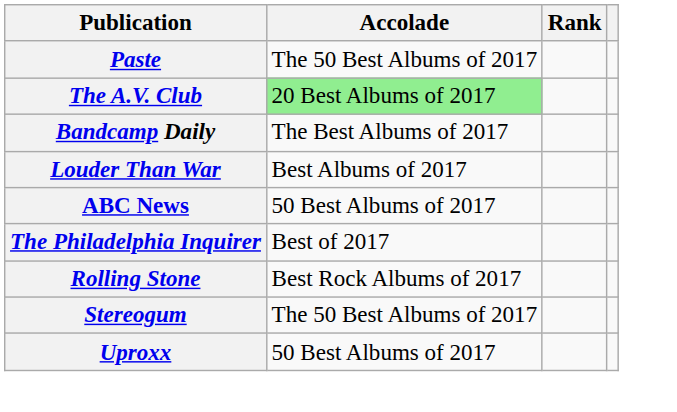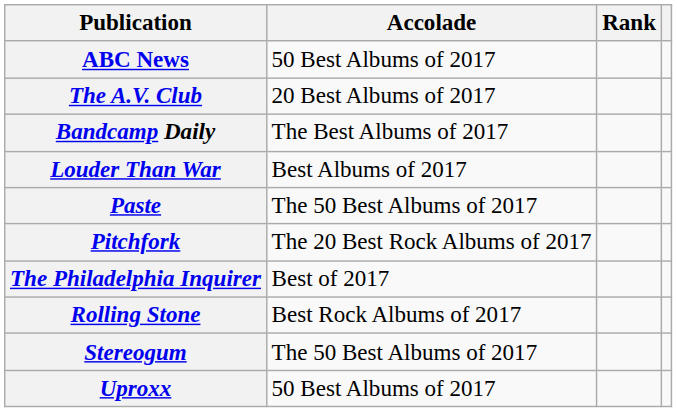rows swapped: (135, 205) <-> (135, 59)
(384, 95) lightgreen background -> (384, 95) no background
+ row: (135, 242)
